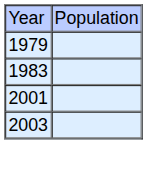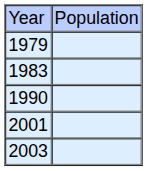+ row: (28, 98)
